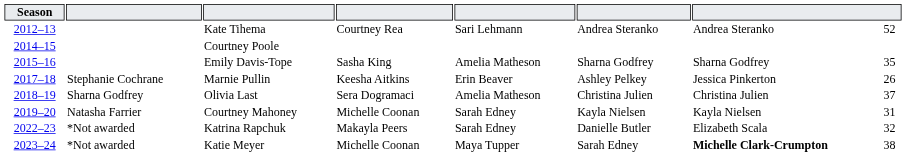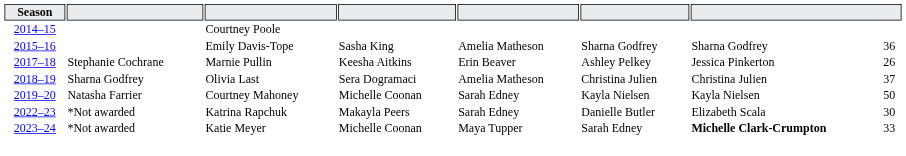- row: (235, 29)
(890, 62) 35 -> (889, 46) 36
(890, 112) 31 -> (889, 95) 50
(890, 128) 32 -> (889, 112) 30
(890, 145) 38 -> (889, 128) 33
